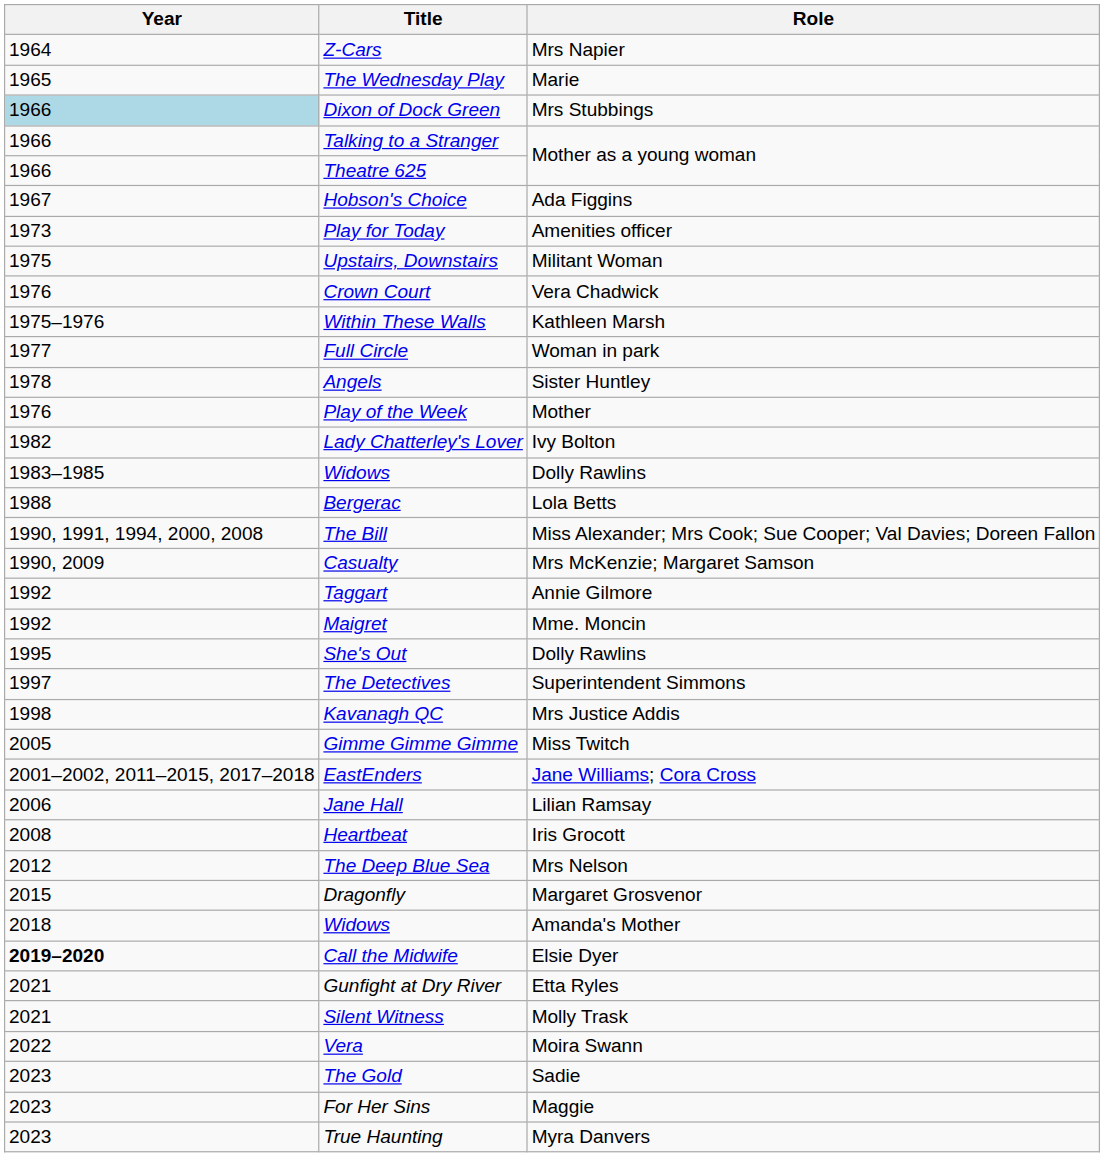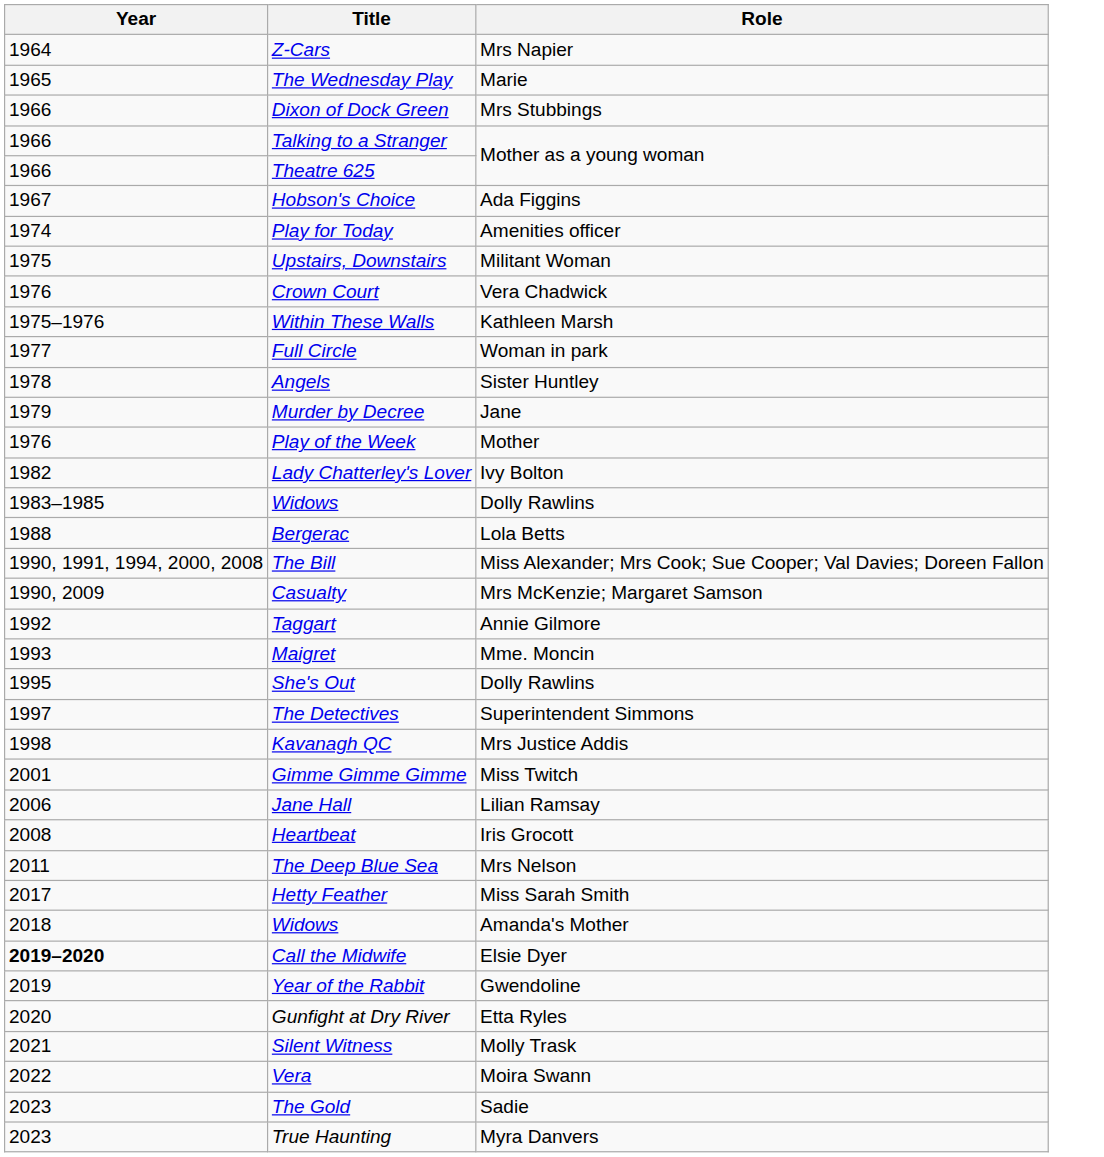(30, 110) lightblue background -> (30, 110) no background
(30, 230) 1973 -> (30, 230) 1974
+ row: (348, 412)
(30, 623) 1992 -> (30, 653) 1993
(30, 744) 2005 -> (30, 774) 2001
- row: (373, 774)
(30, 865) 2012 -> (29, 865) 2011
- row: (364, 895)
+ row: (330, 895)
+ row: (348, 985)
(30, 985) 2021 -> (30, 1016) 2020
- row: (377, 1106)
